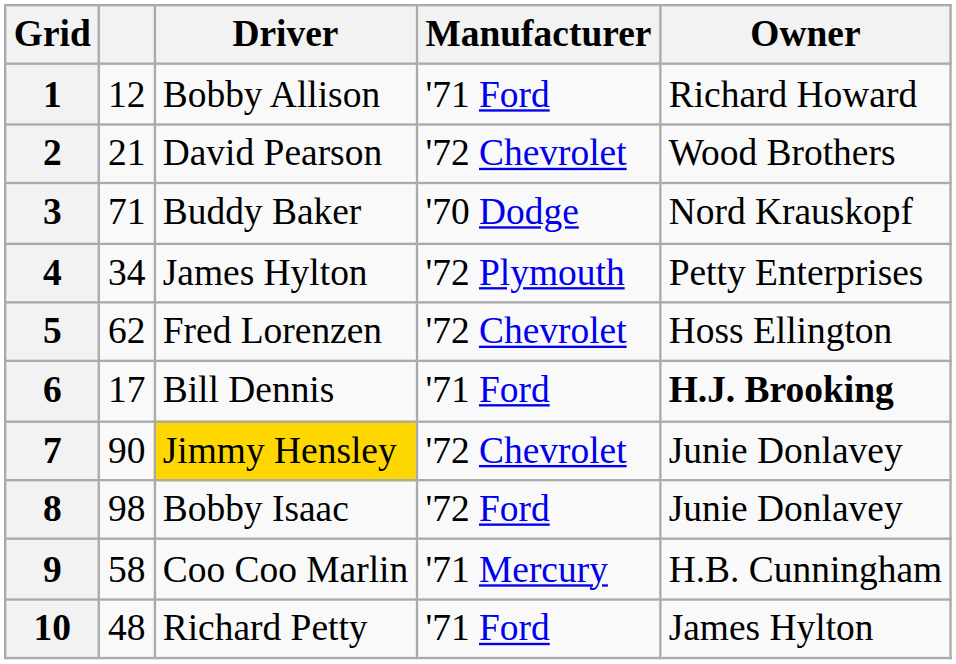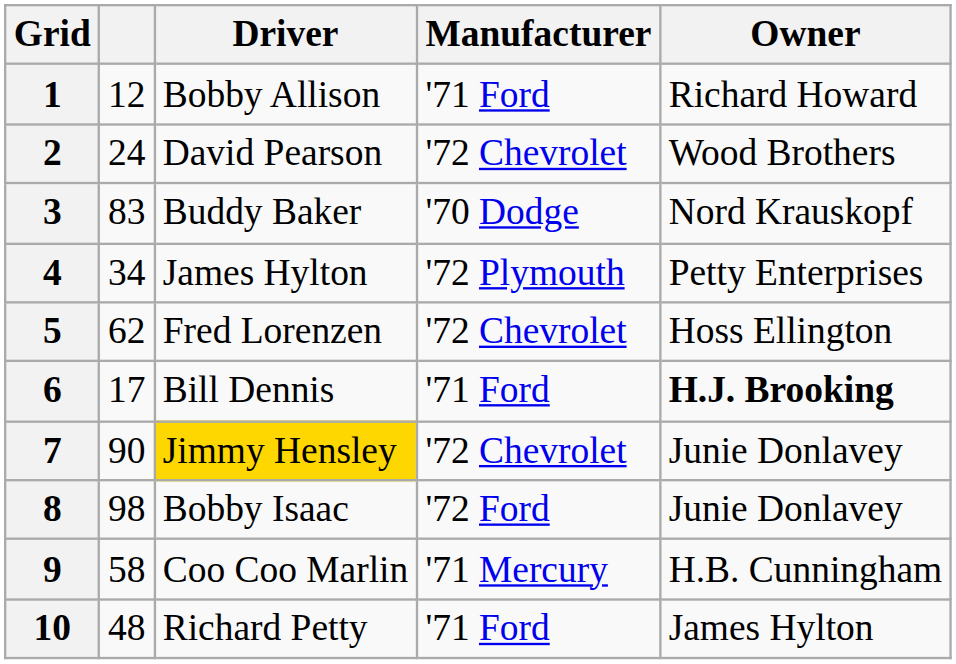(127, 152) 21 -> (127, 152) 24
(127, 212) 71 -> (127, 212) 83
